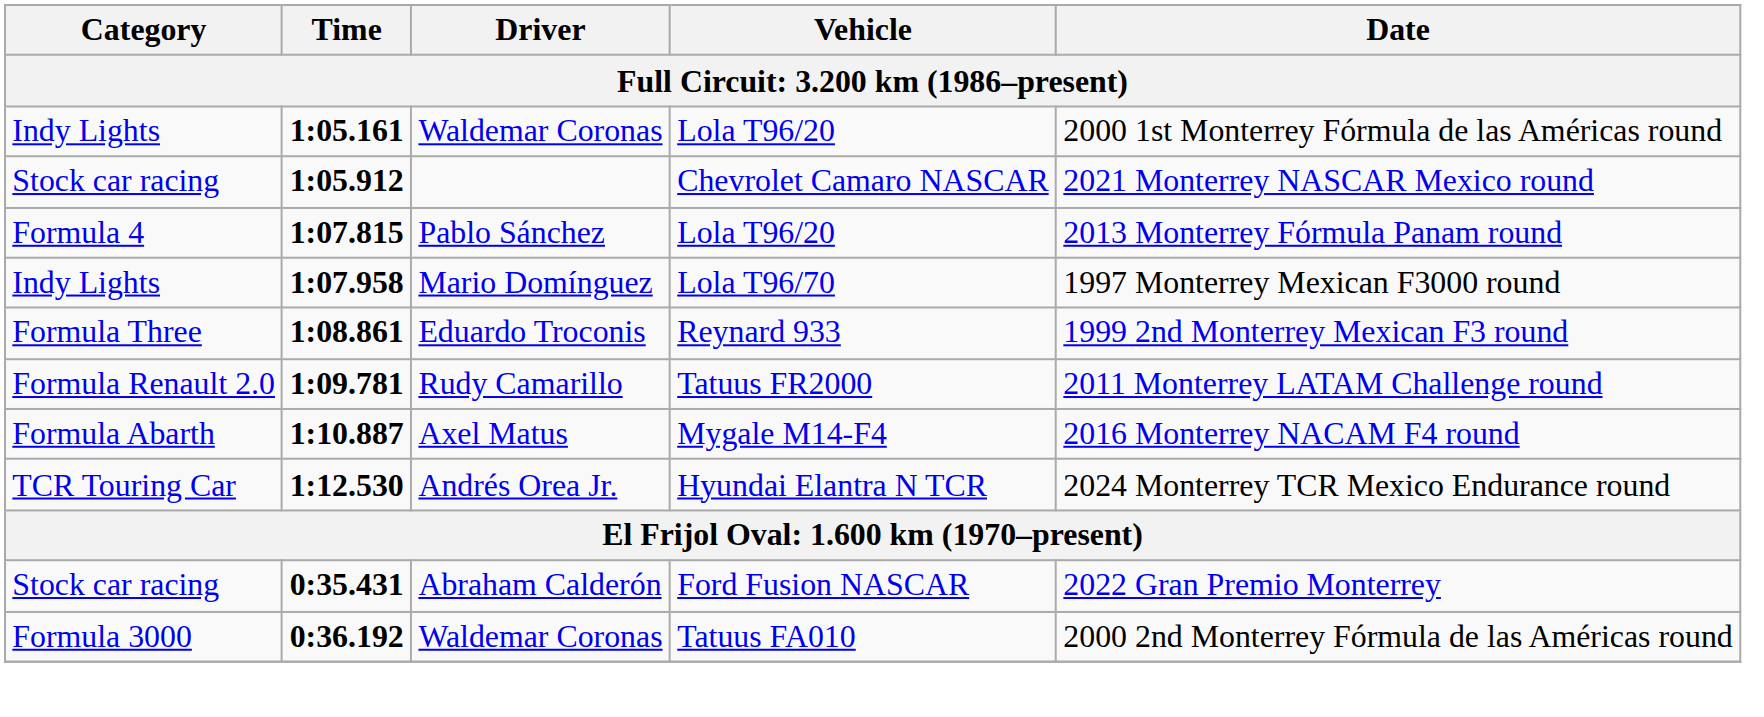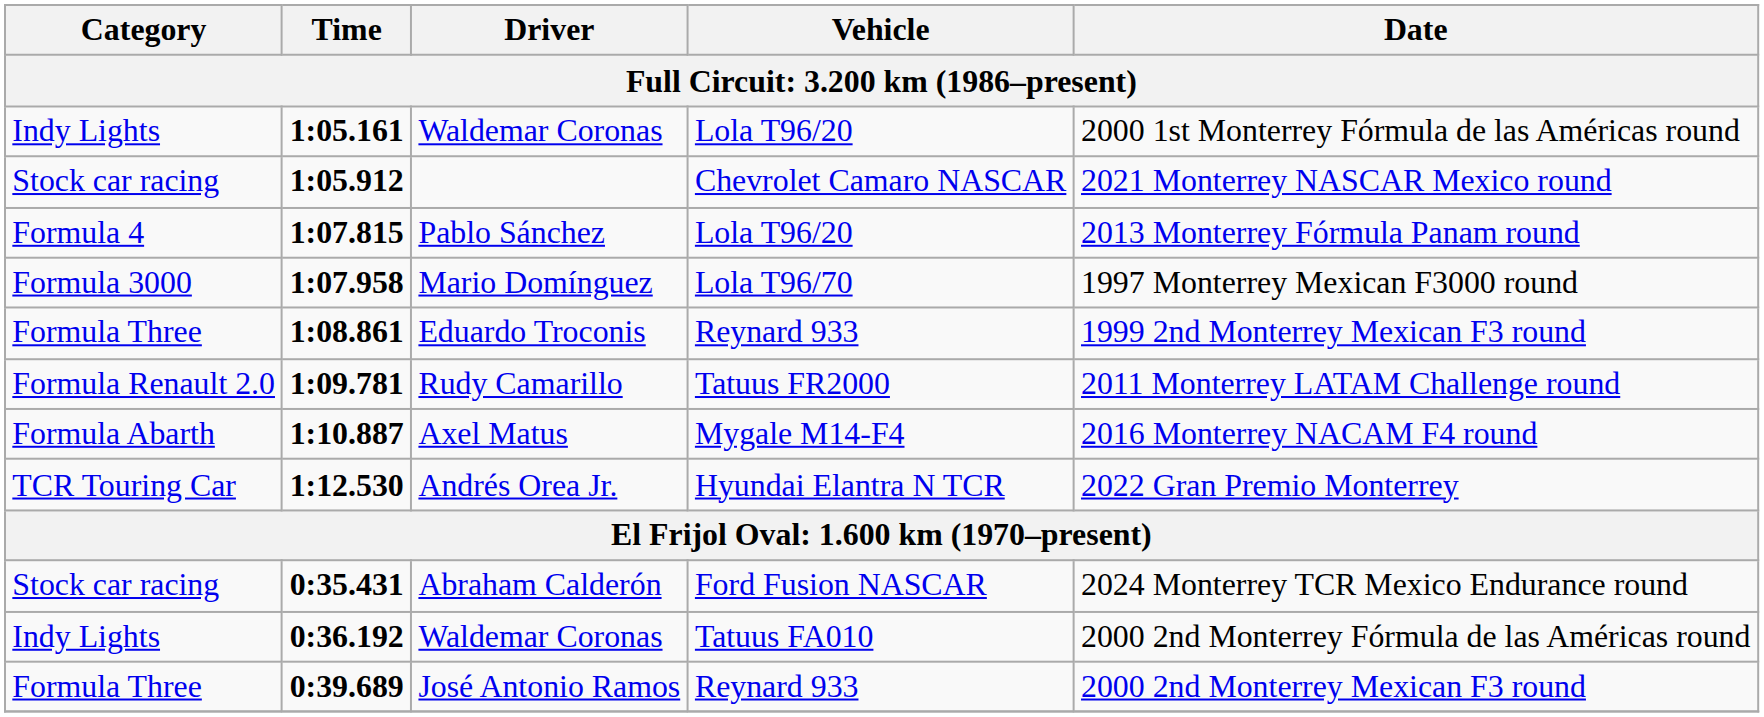(86, 282) Indy Lights -> (102, 282) Formula 3000
(1367, 484) 2024 Monterrey TCR Mexico Endurance round -> (1270, 484) 2022 Gran Premio Monterrey
(1252, 585) 2022 Gran Premio Monterrey -> (1384, 585) 2024 Monterrey TCR Mexico Endurance round
(102, 635) Formula 3000 -> (86, 635) Indy Lights
+ row: (347, 686)
